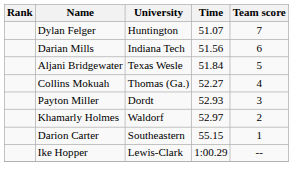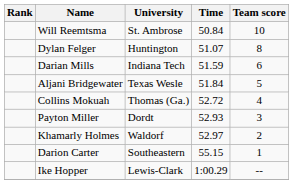+ row: (72, 30)
(259, 30) 7 -> (259, 48) 8
(211, 48) 51.56 -> (211, 65) 51.59
(211, 83) 52.27 -> (211, 100) 52.72
